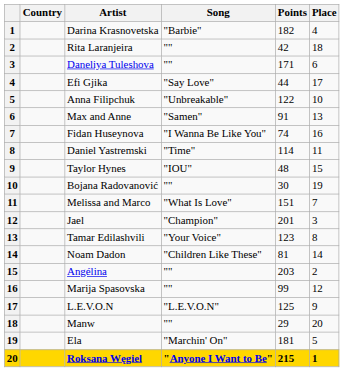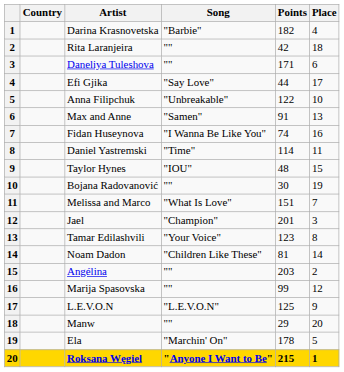(286, 340) 181 -> (286, 340) 178
